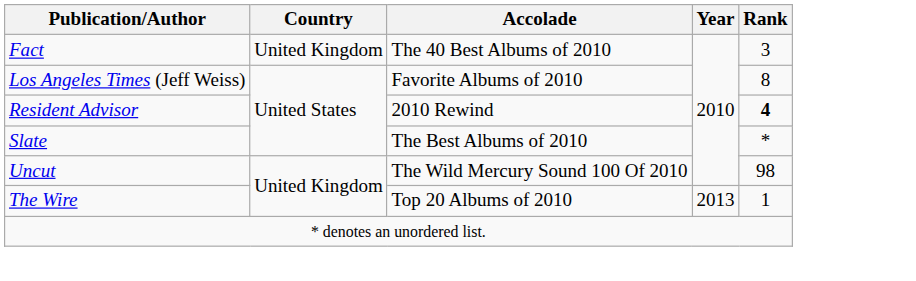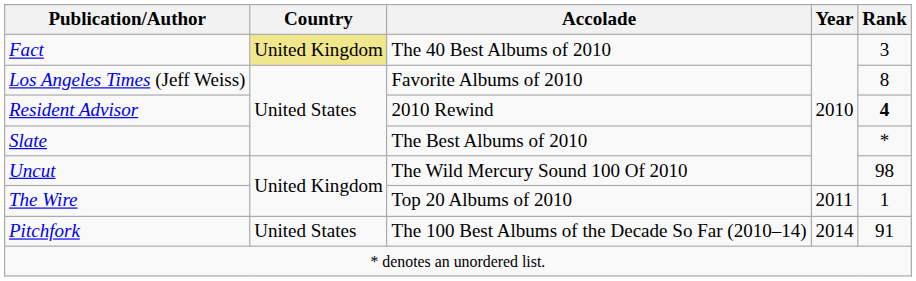(318, 49) no background -> (318, 49) khaki background
(715, 200) 2013 -> (834, 200) 2011
+ row: (44, 230)
